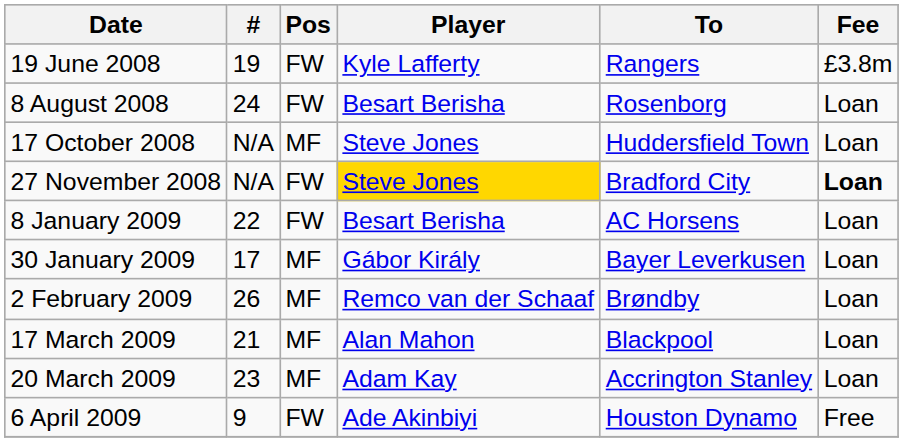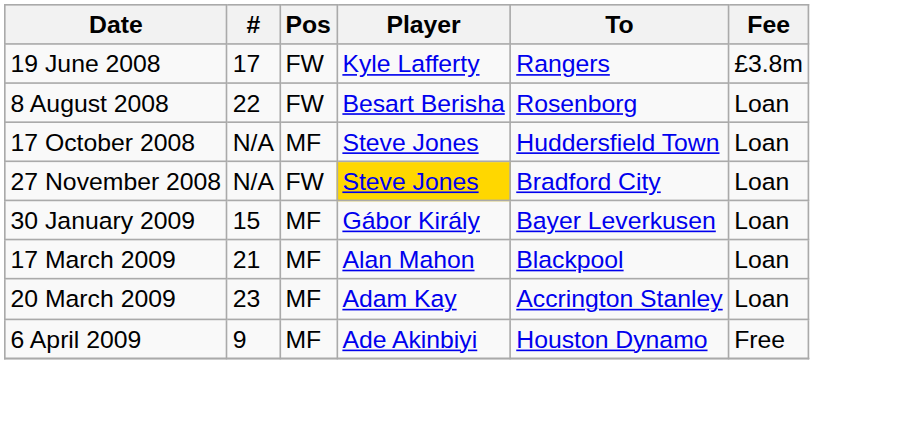(246, 64) 19 -> (246, 64) 17
(246, 103) 24 -> (246, 103) 22
(853, 182) bold -> (762, 182) normal
- row: (96, 221)
(246, 260) 17 -> (246, 221) 15
- row: (101, 299)
(305, 417) FW -> (303, 338) MF
